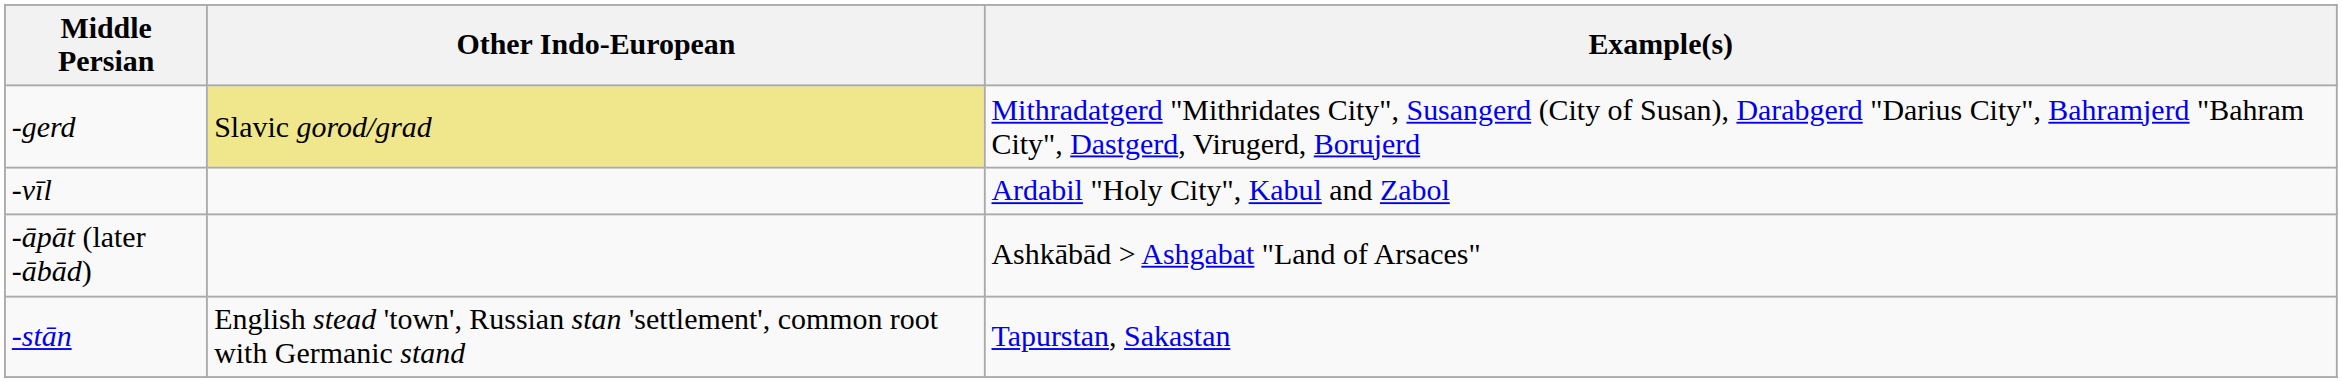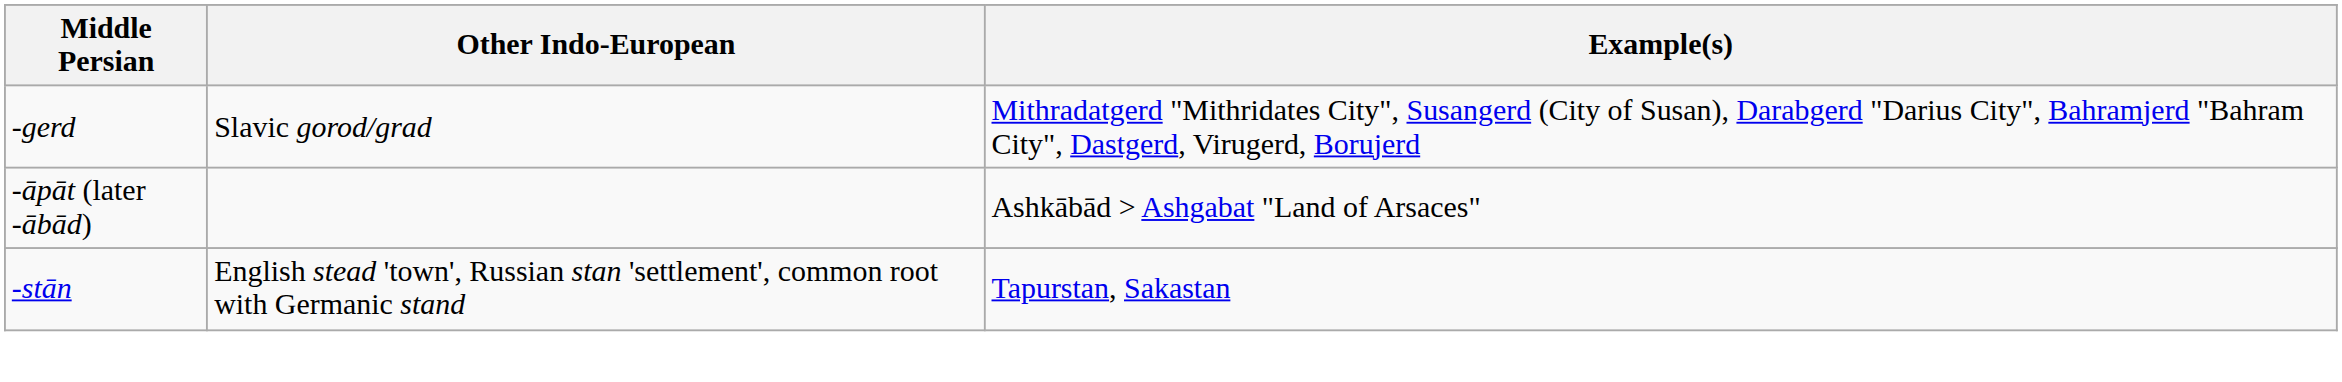(323, 126) khaki background -> (323, 126) no background
- row: (32, 190)
